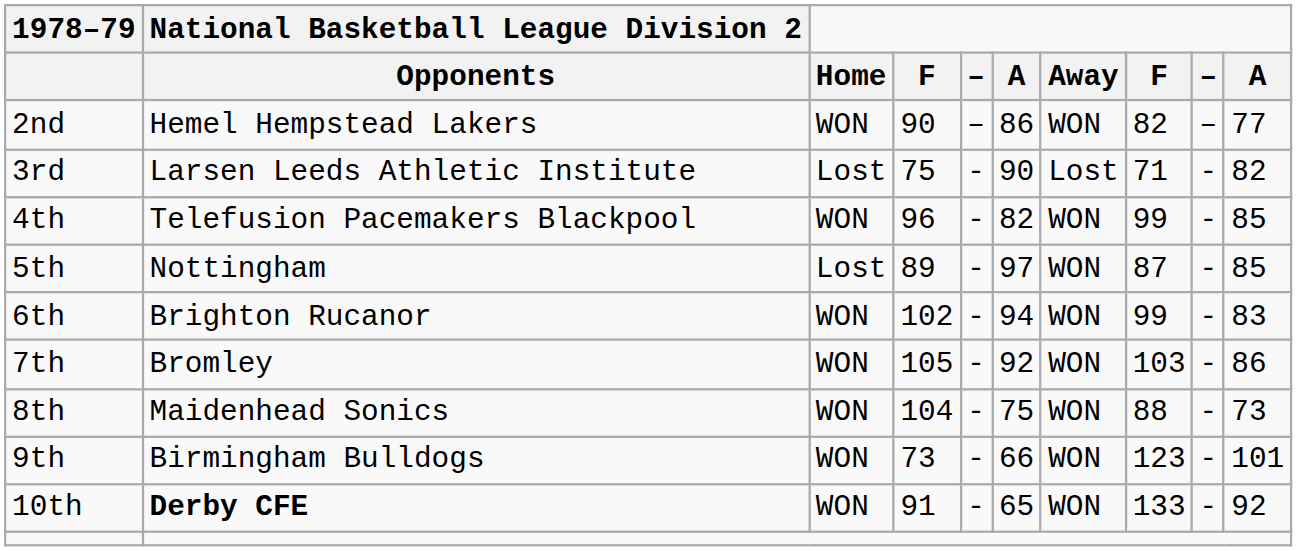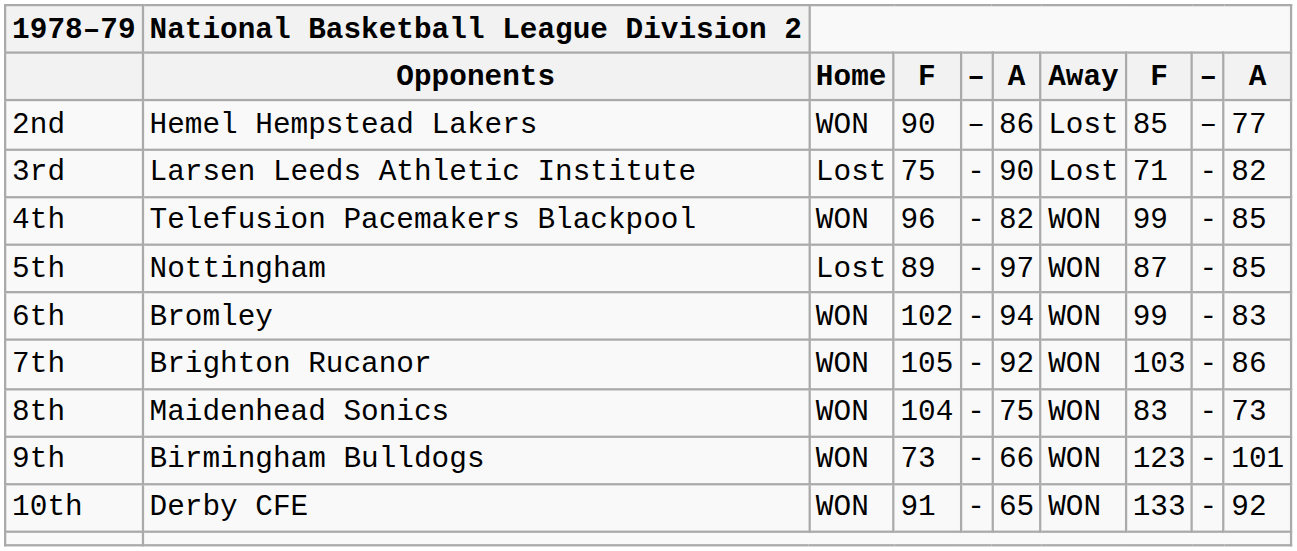(1075, 125) WON -> (1083, 125) Lost
(1150, 125) 82 -> (1150, 125) 85
(291, 316) Brighton Rucanor -> (211, 316) Bromley
(211, 364) Bromley -> (291, 364) Brighton Rucanor
(1150, 412) 88 -> (1150, 412) 83
(229, 508) bold -> (229, 508) normal
